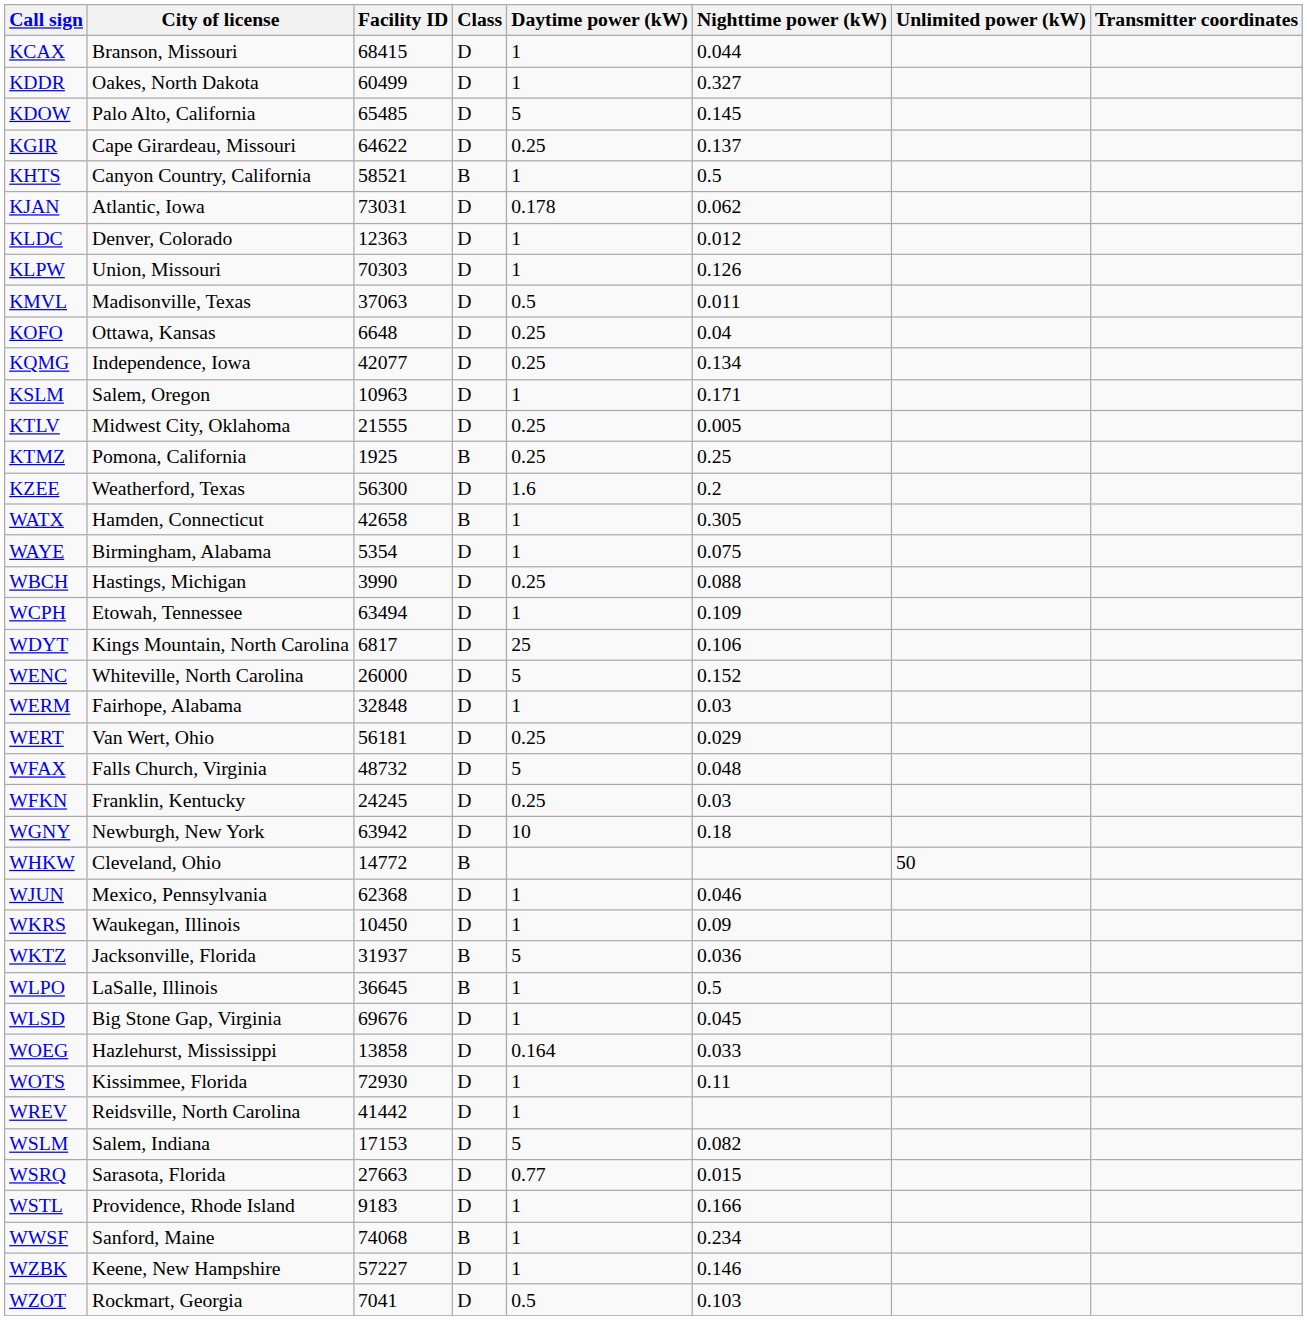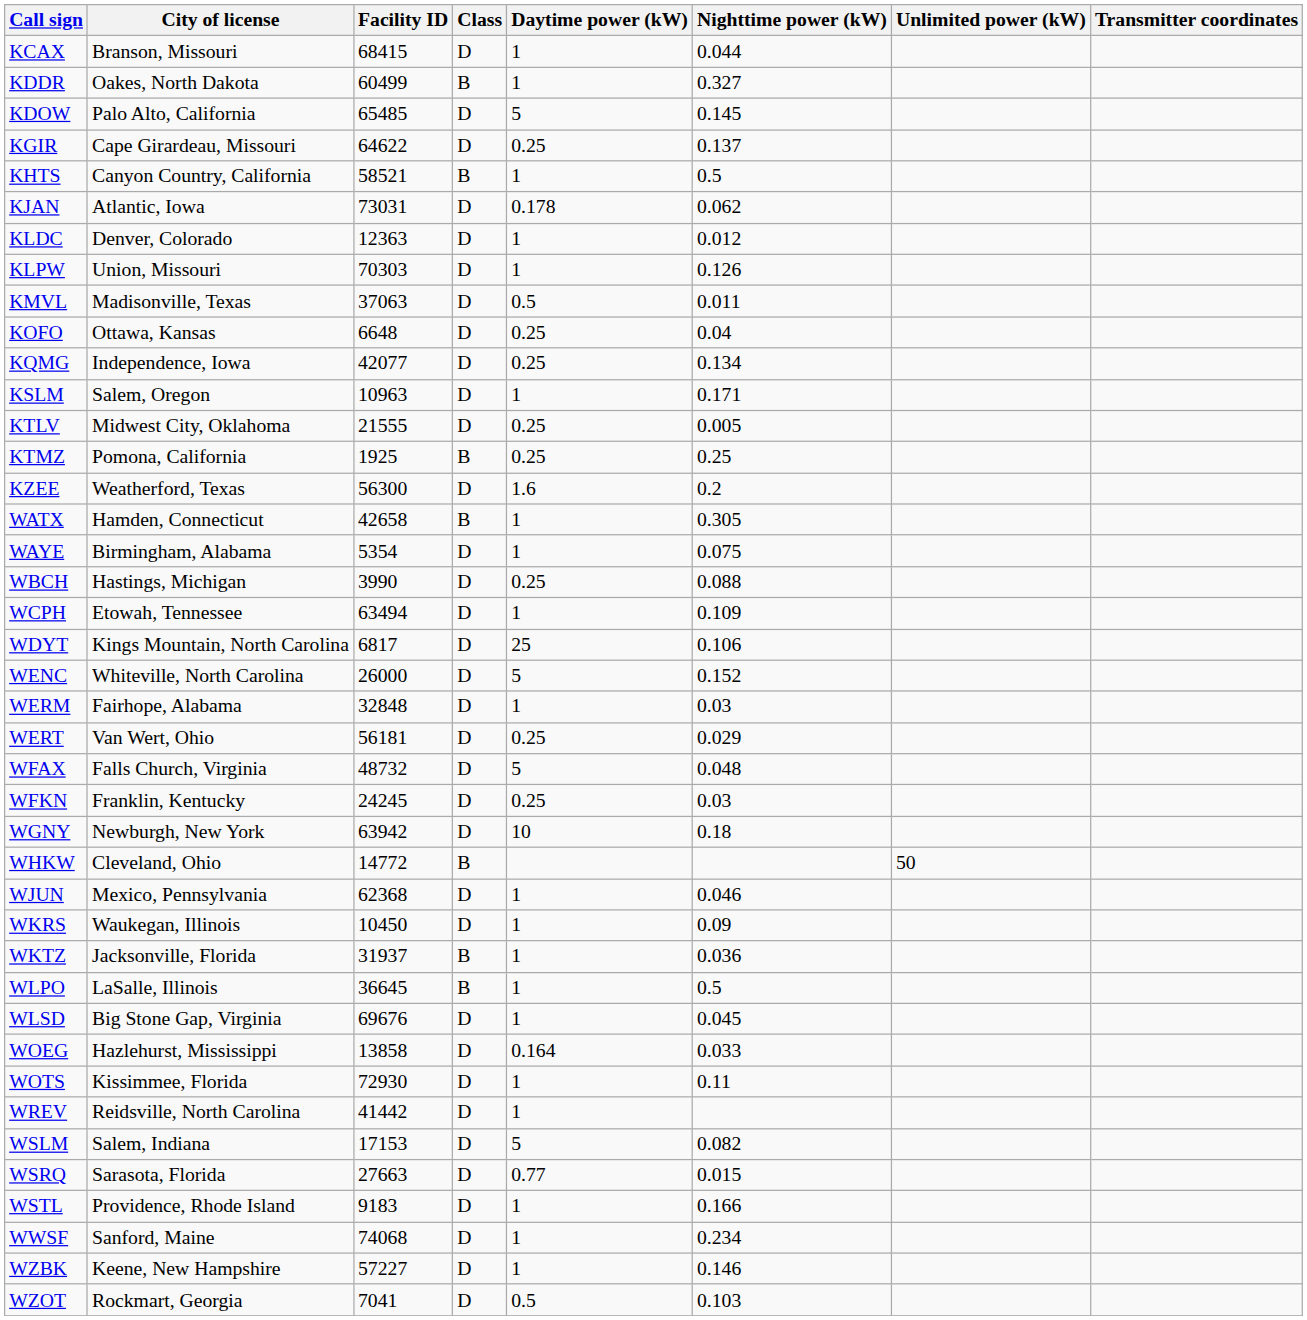(464, 82) D -> (464, 82) B
(516, 956) 5 -> (516, 956) 1
(464, 1237) B -> (464, 1237) D
